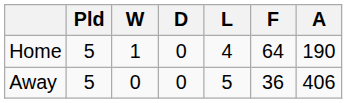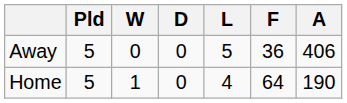rows swapped: (35, 51) <-> (33, 82)
